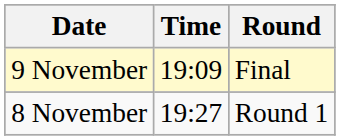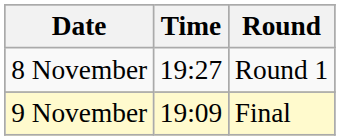rows swapped: (79, 112) <-> (79, 69)
